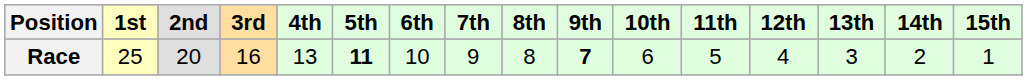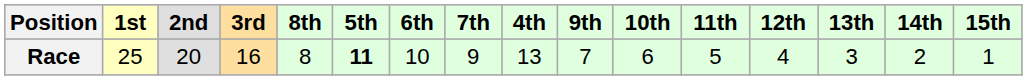columns swapped: (305, 22) <-> (529, 22)
(585, 57) bold -> (585, 57) normal
